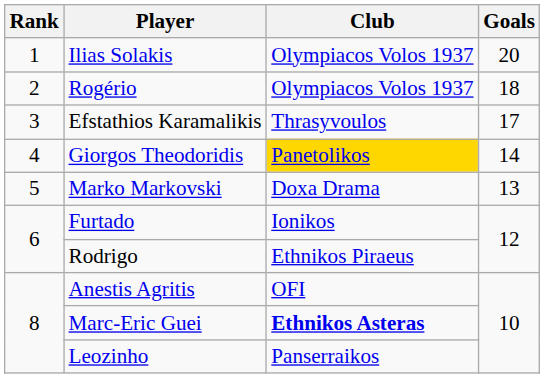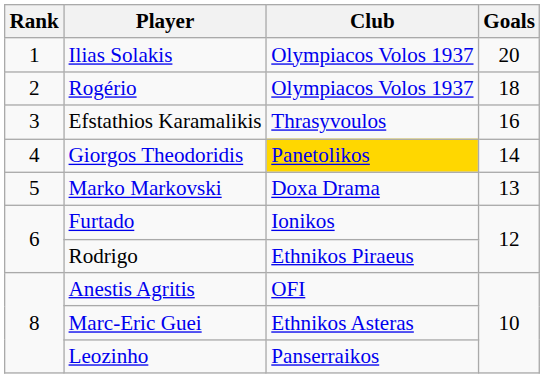(509, 121) 17 -> (509, 121) 16
(348, 322) bold -> (343, 322) normal
